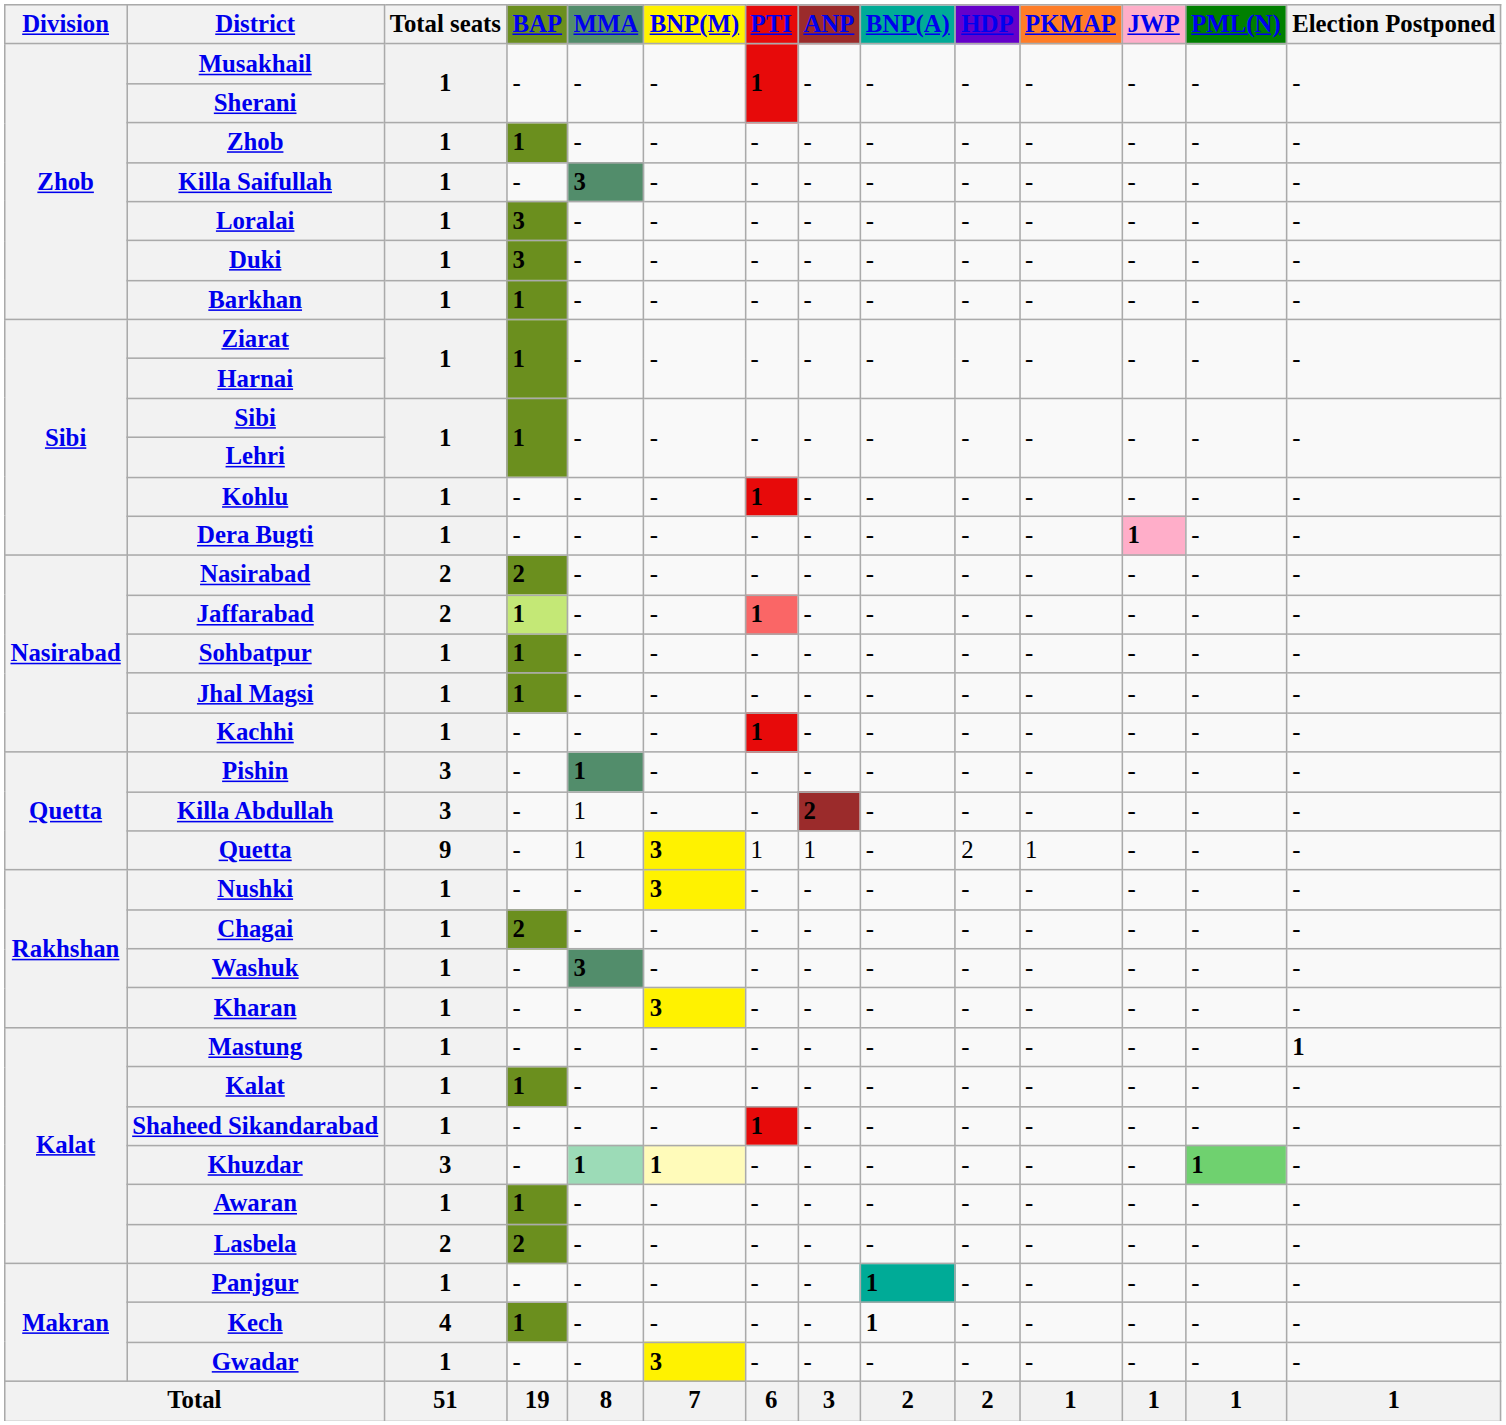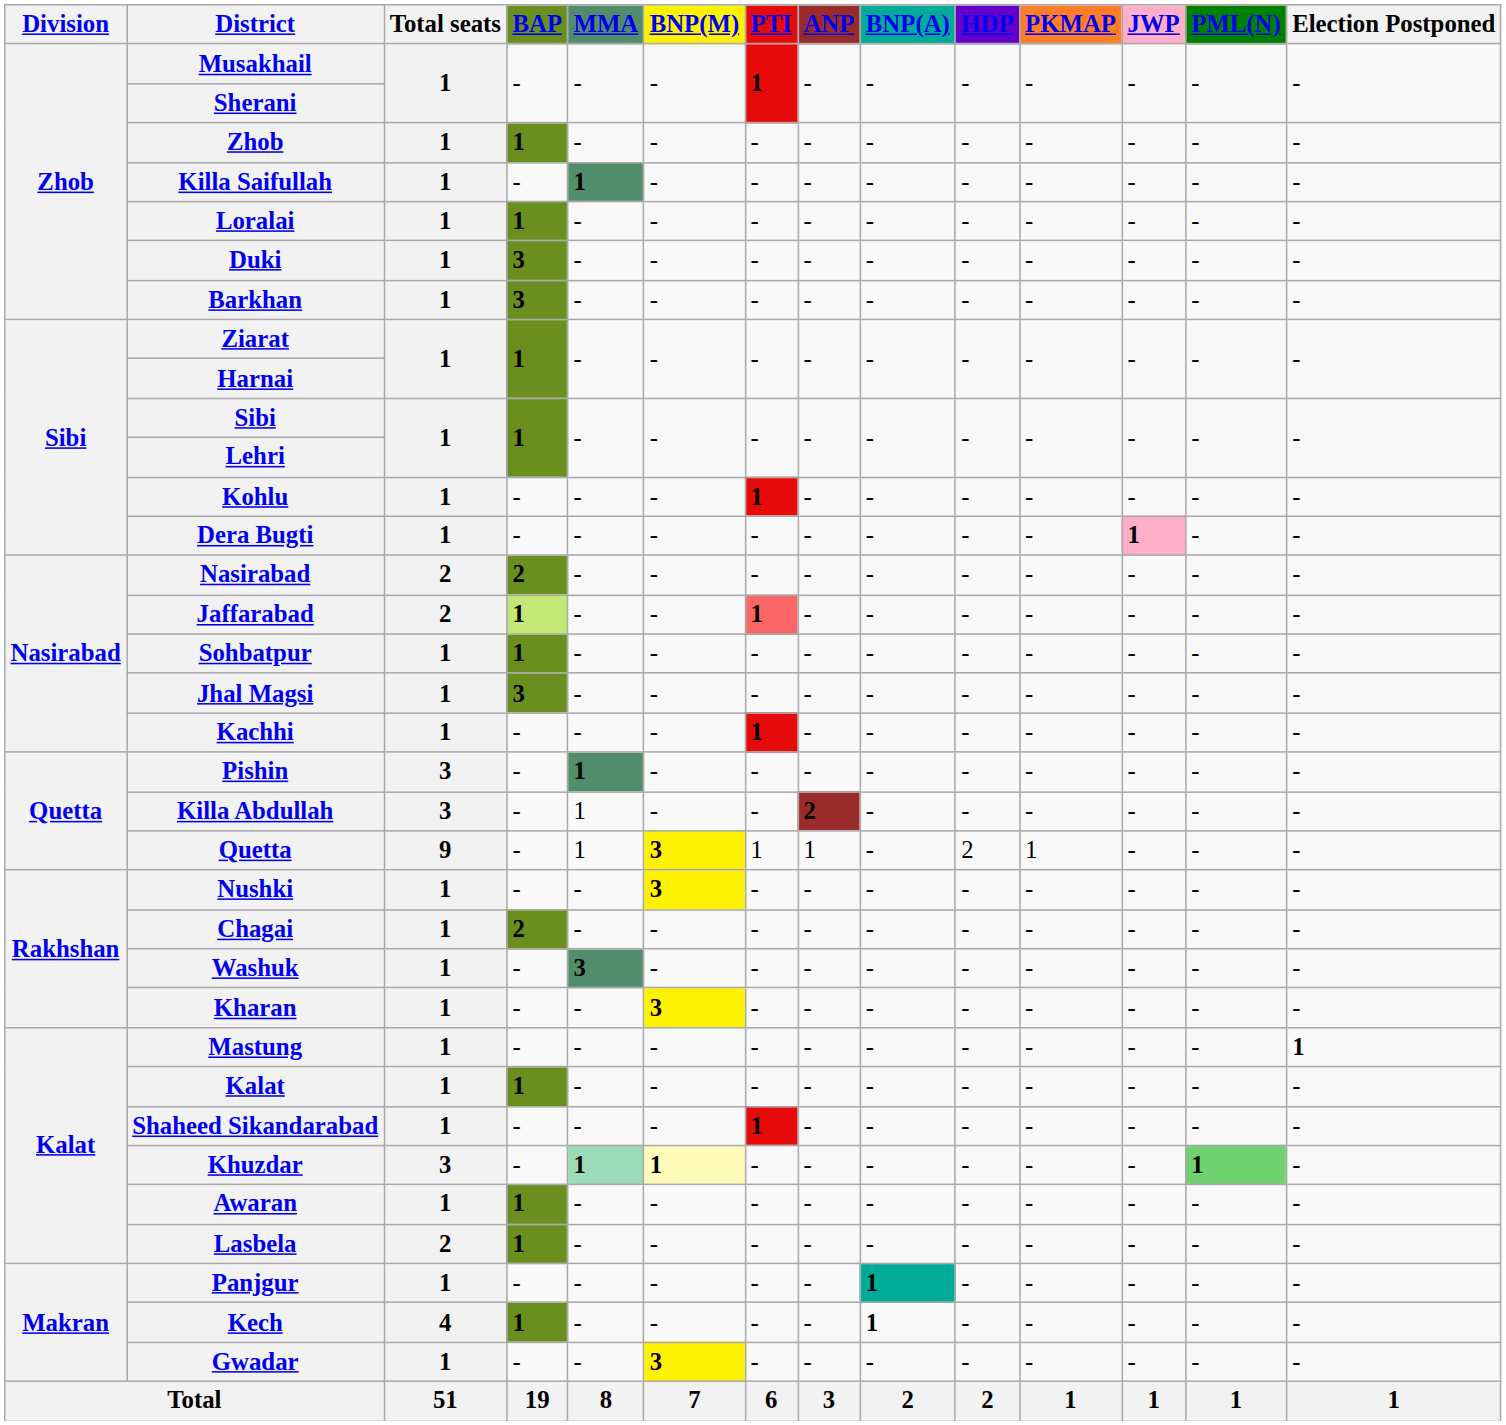(580, 181) 3 -> (580, 181) 1
(519, 220) 3 -> (519, 220) 1
(519, 299) 1 -> (519, 299) 3
(519, 692) 1 -> (519, 692) 3
(519, 1243) 2 -> (519, 1243) 1
